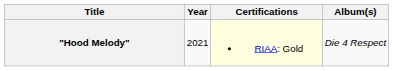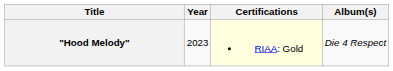(198, 42) 2021 -> (198, 42) 2023
